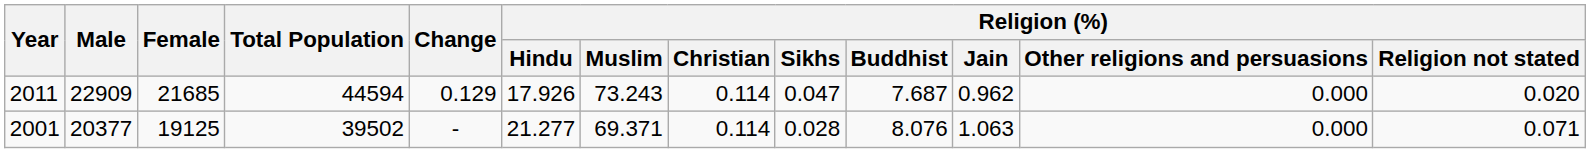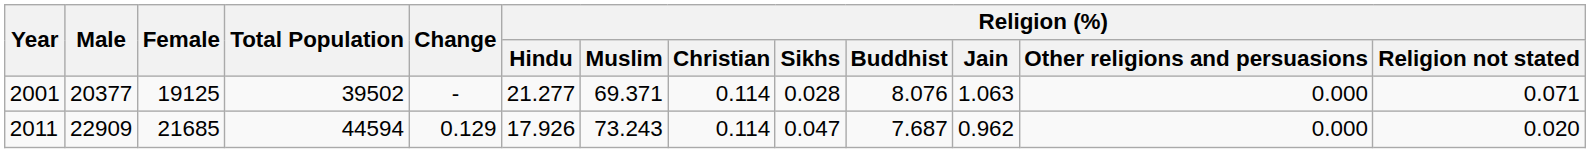rows swapped: (35, 128) <-> (34, 93)
